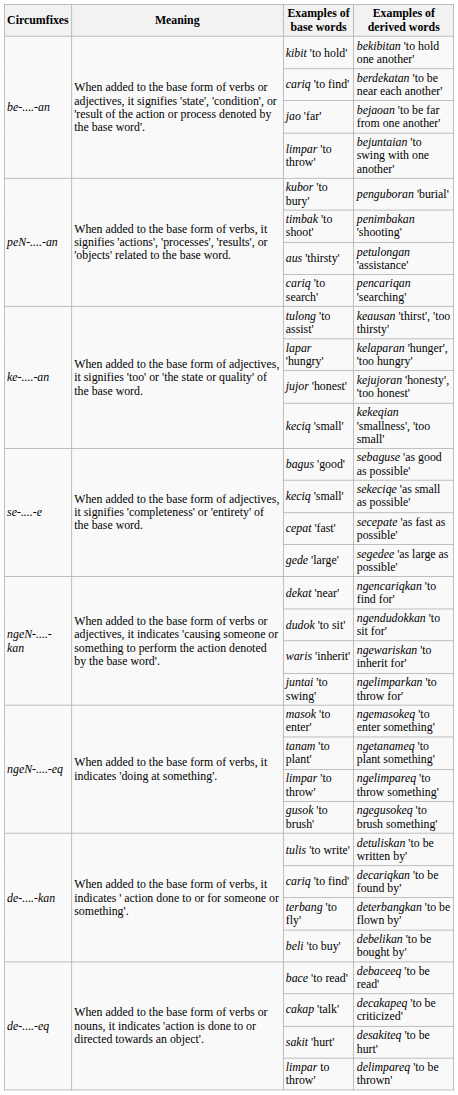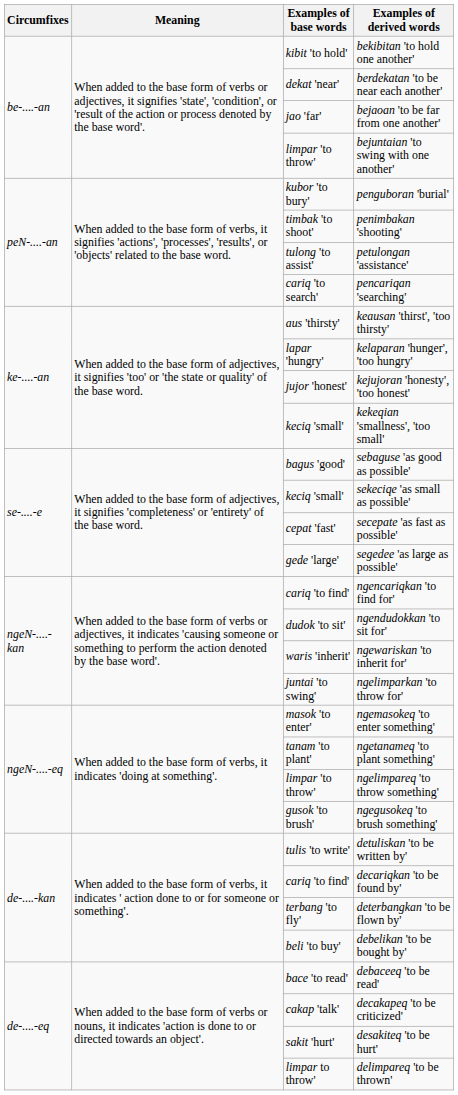(318, 84) cariq 'to find' -> (312, 84) dekat 'near'
(313, 258) aus 'thirsty' -> (308, 258) tulong 'to assist'
(308, 322) tulong 'to assist' -> (313, 322) aus 'thirsty'
(312, 592) dekat 'near' -> (318, 592) cariq 'to find'
